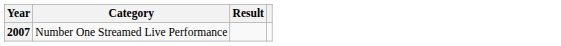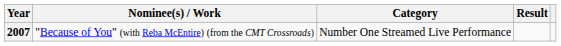+ column: (175, 13)
